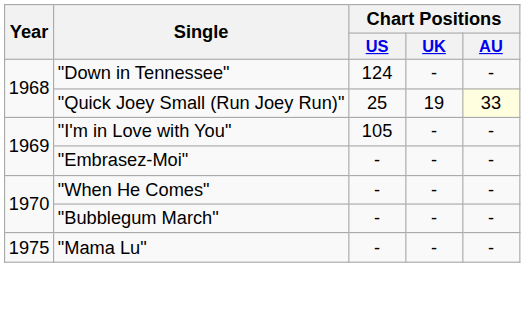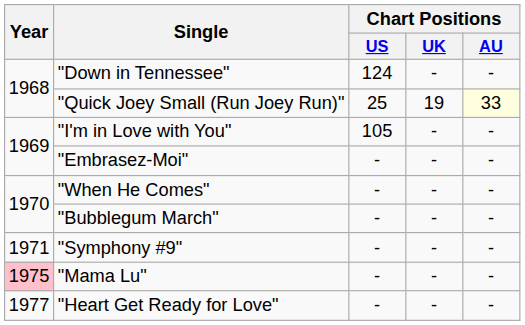+ row: (120, 247)
(29, 247) no background -> (29, 276) pink background
+ row: (168, 305)
